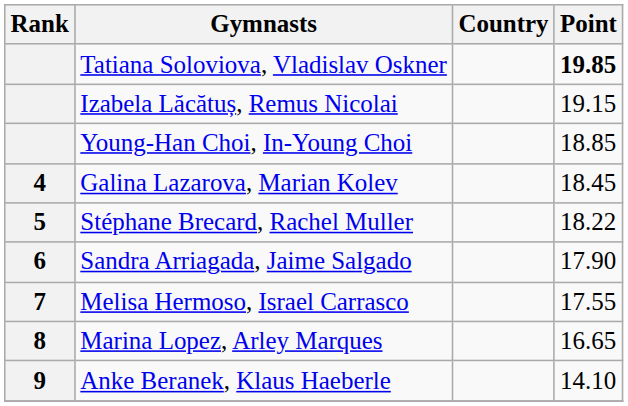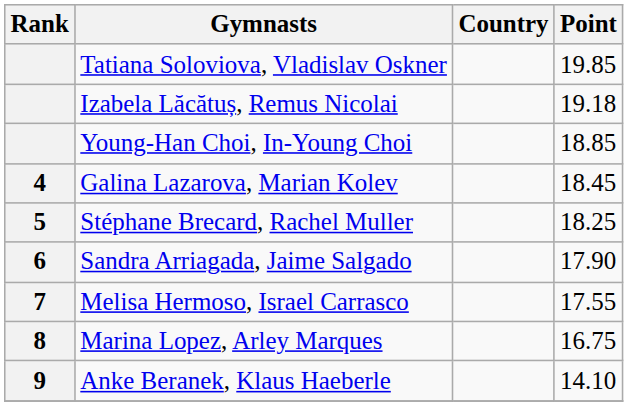(588, 63) bold -> (588, 63) normal
(588, 103) 19.15 -> (588, 103) 19.18
(588, 222) 18.22 -> (588, 222) 18.25
(588, 340) 16.65 -> (588, 340) 16.75
